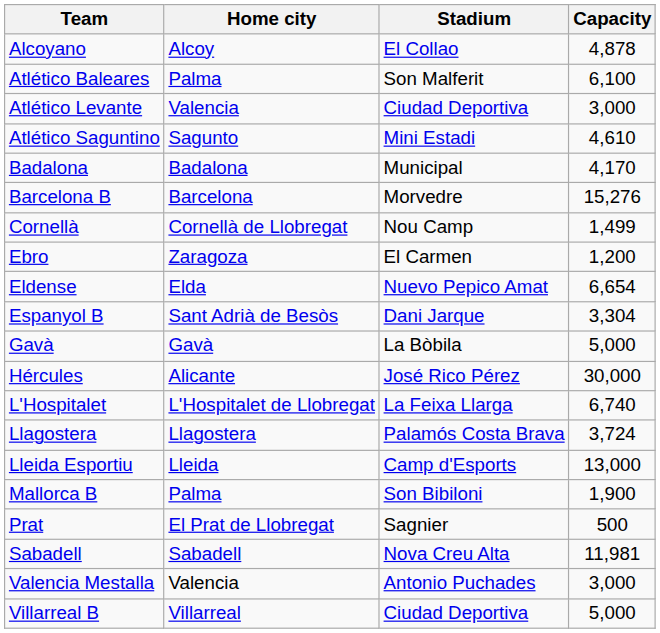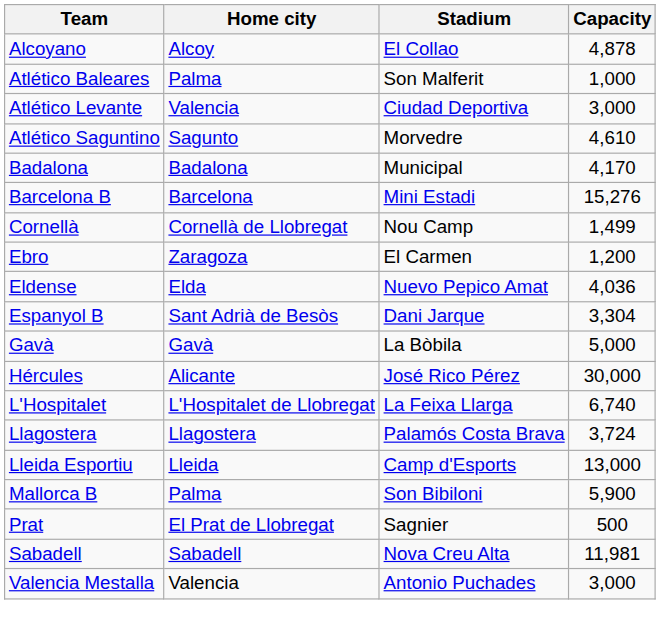(612, 78) 6,100 -> (612, 78) 1,000
(429, 138) Mini Estadi -> (423, 138) Morvedre
(423, 197) Morvedre -> (429, 197) Mini Estadi
(612, 286) 6,654 -> (612, 286) 4,036
(612, 494) 1,900 -> (612, 494) 5,900
- row: (54, 613)
